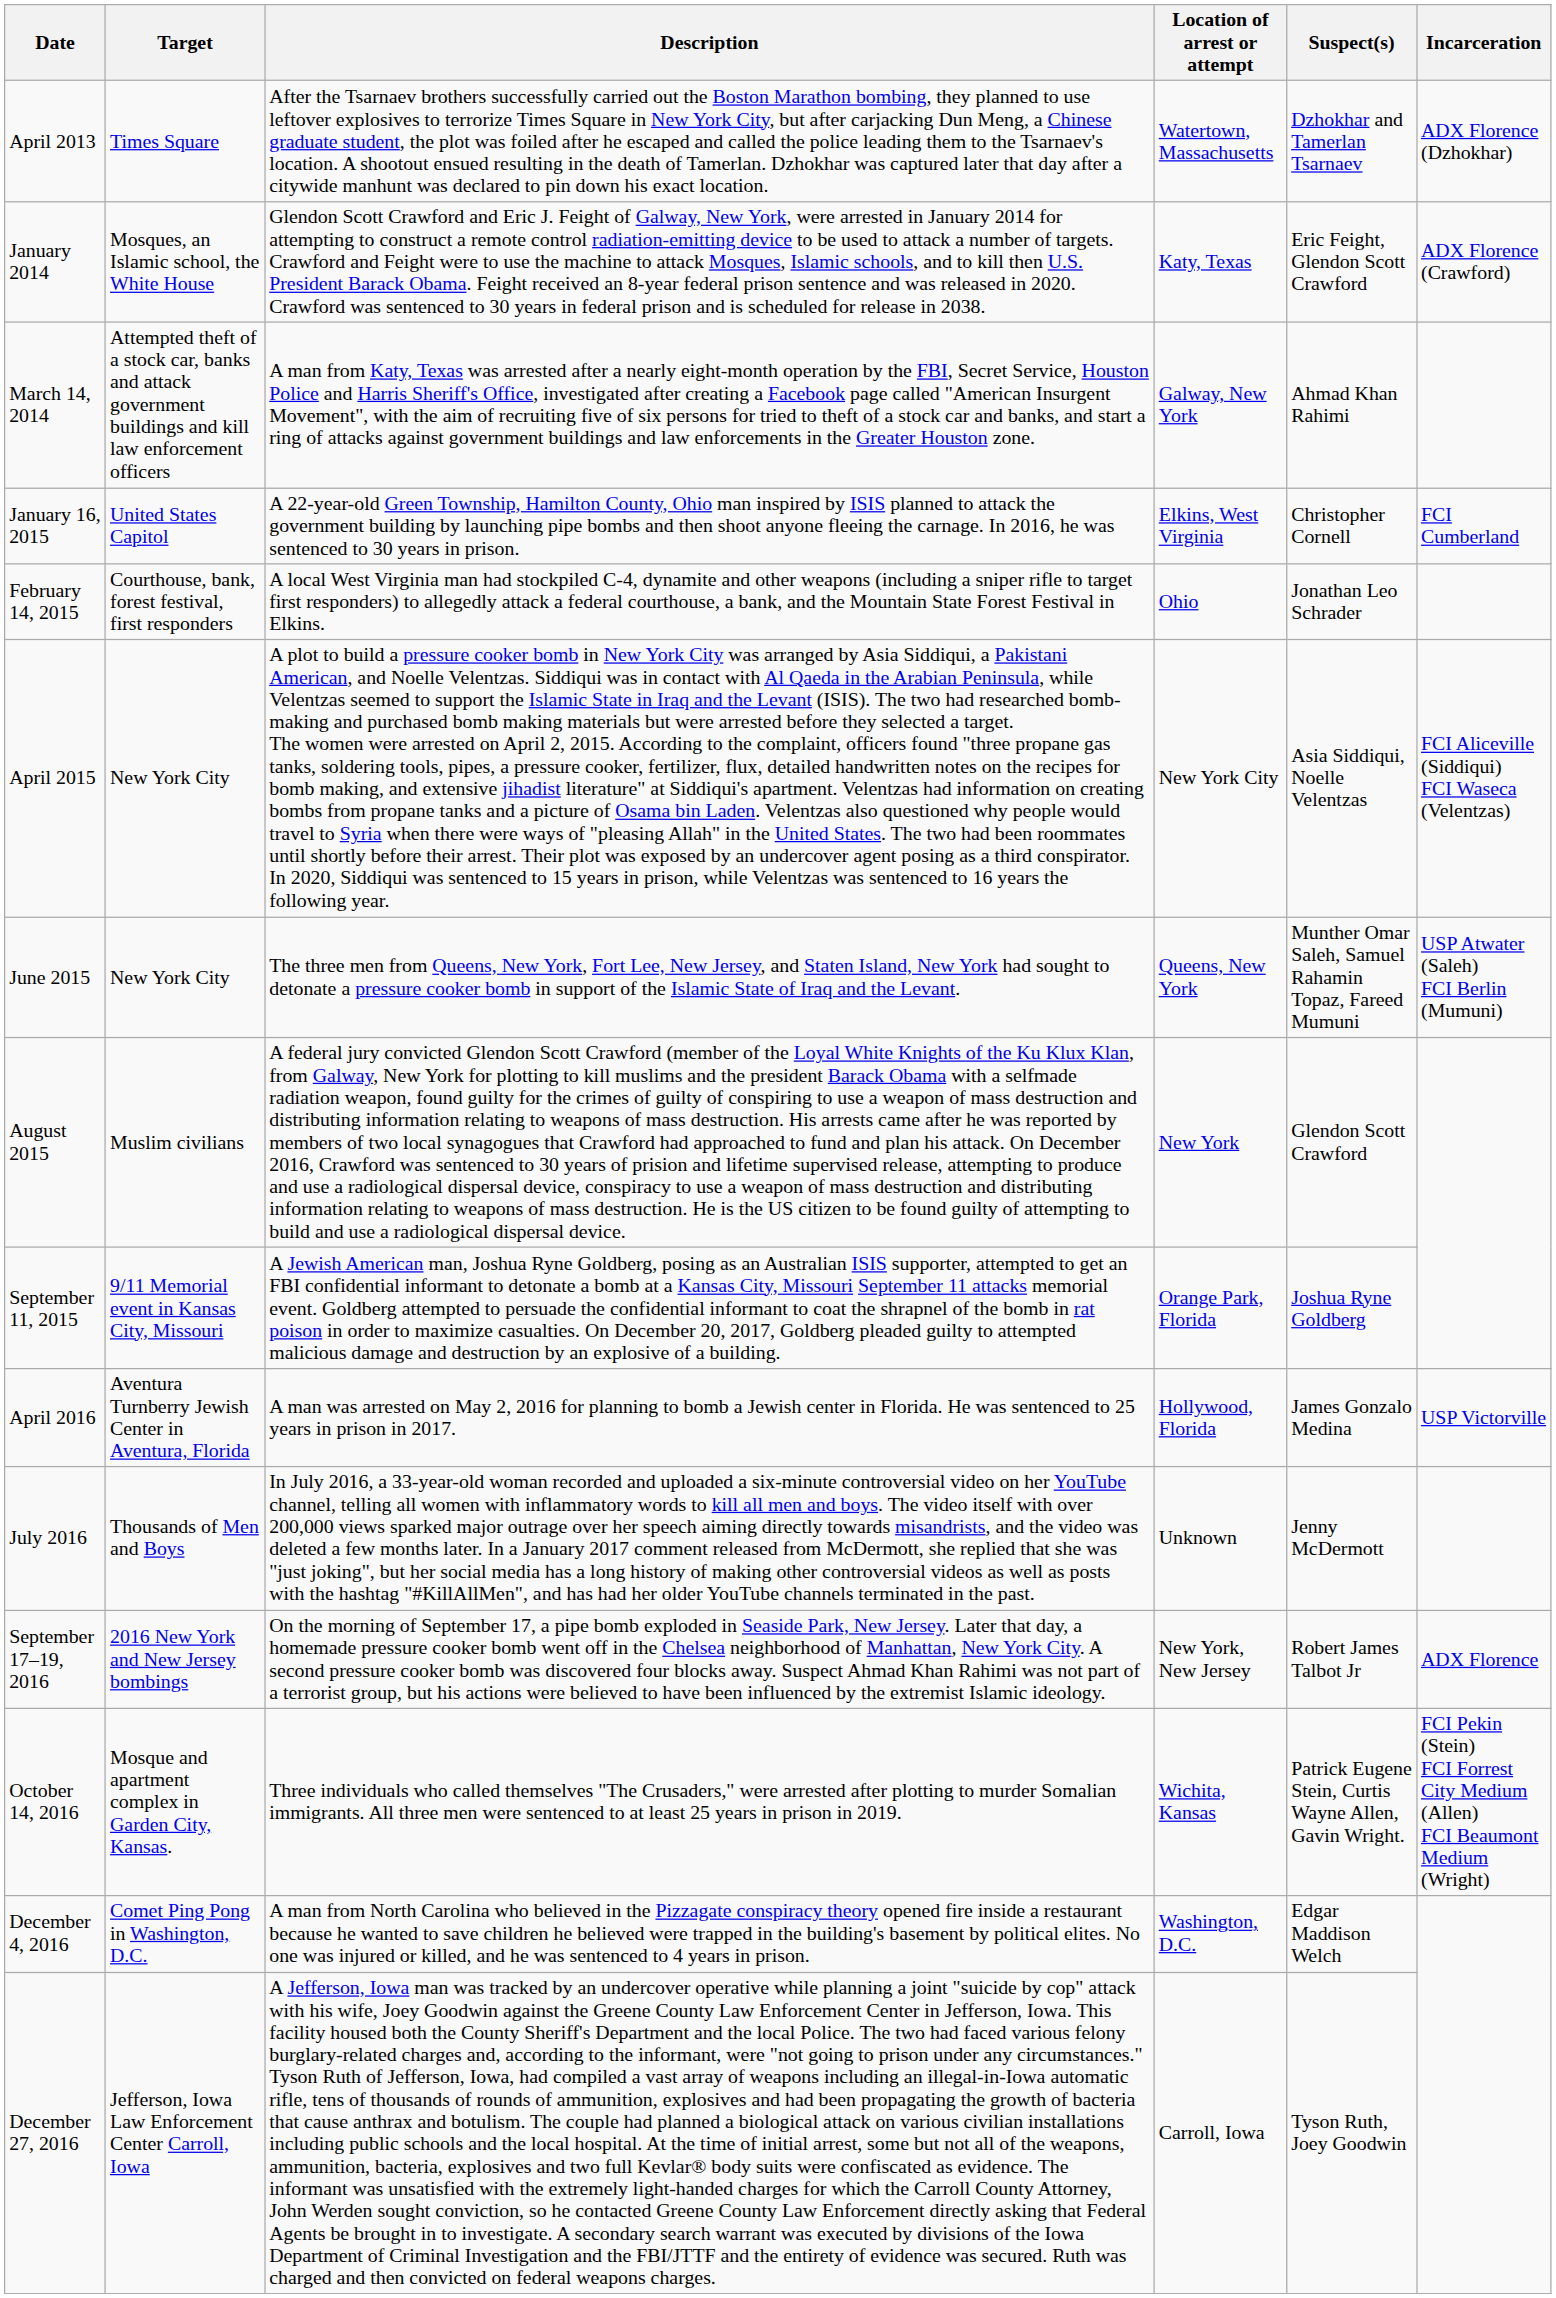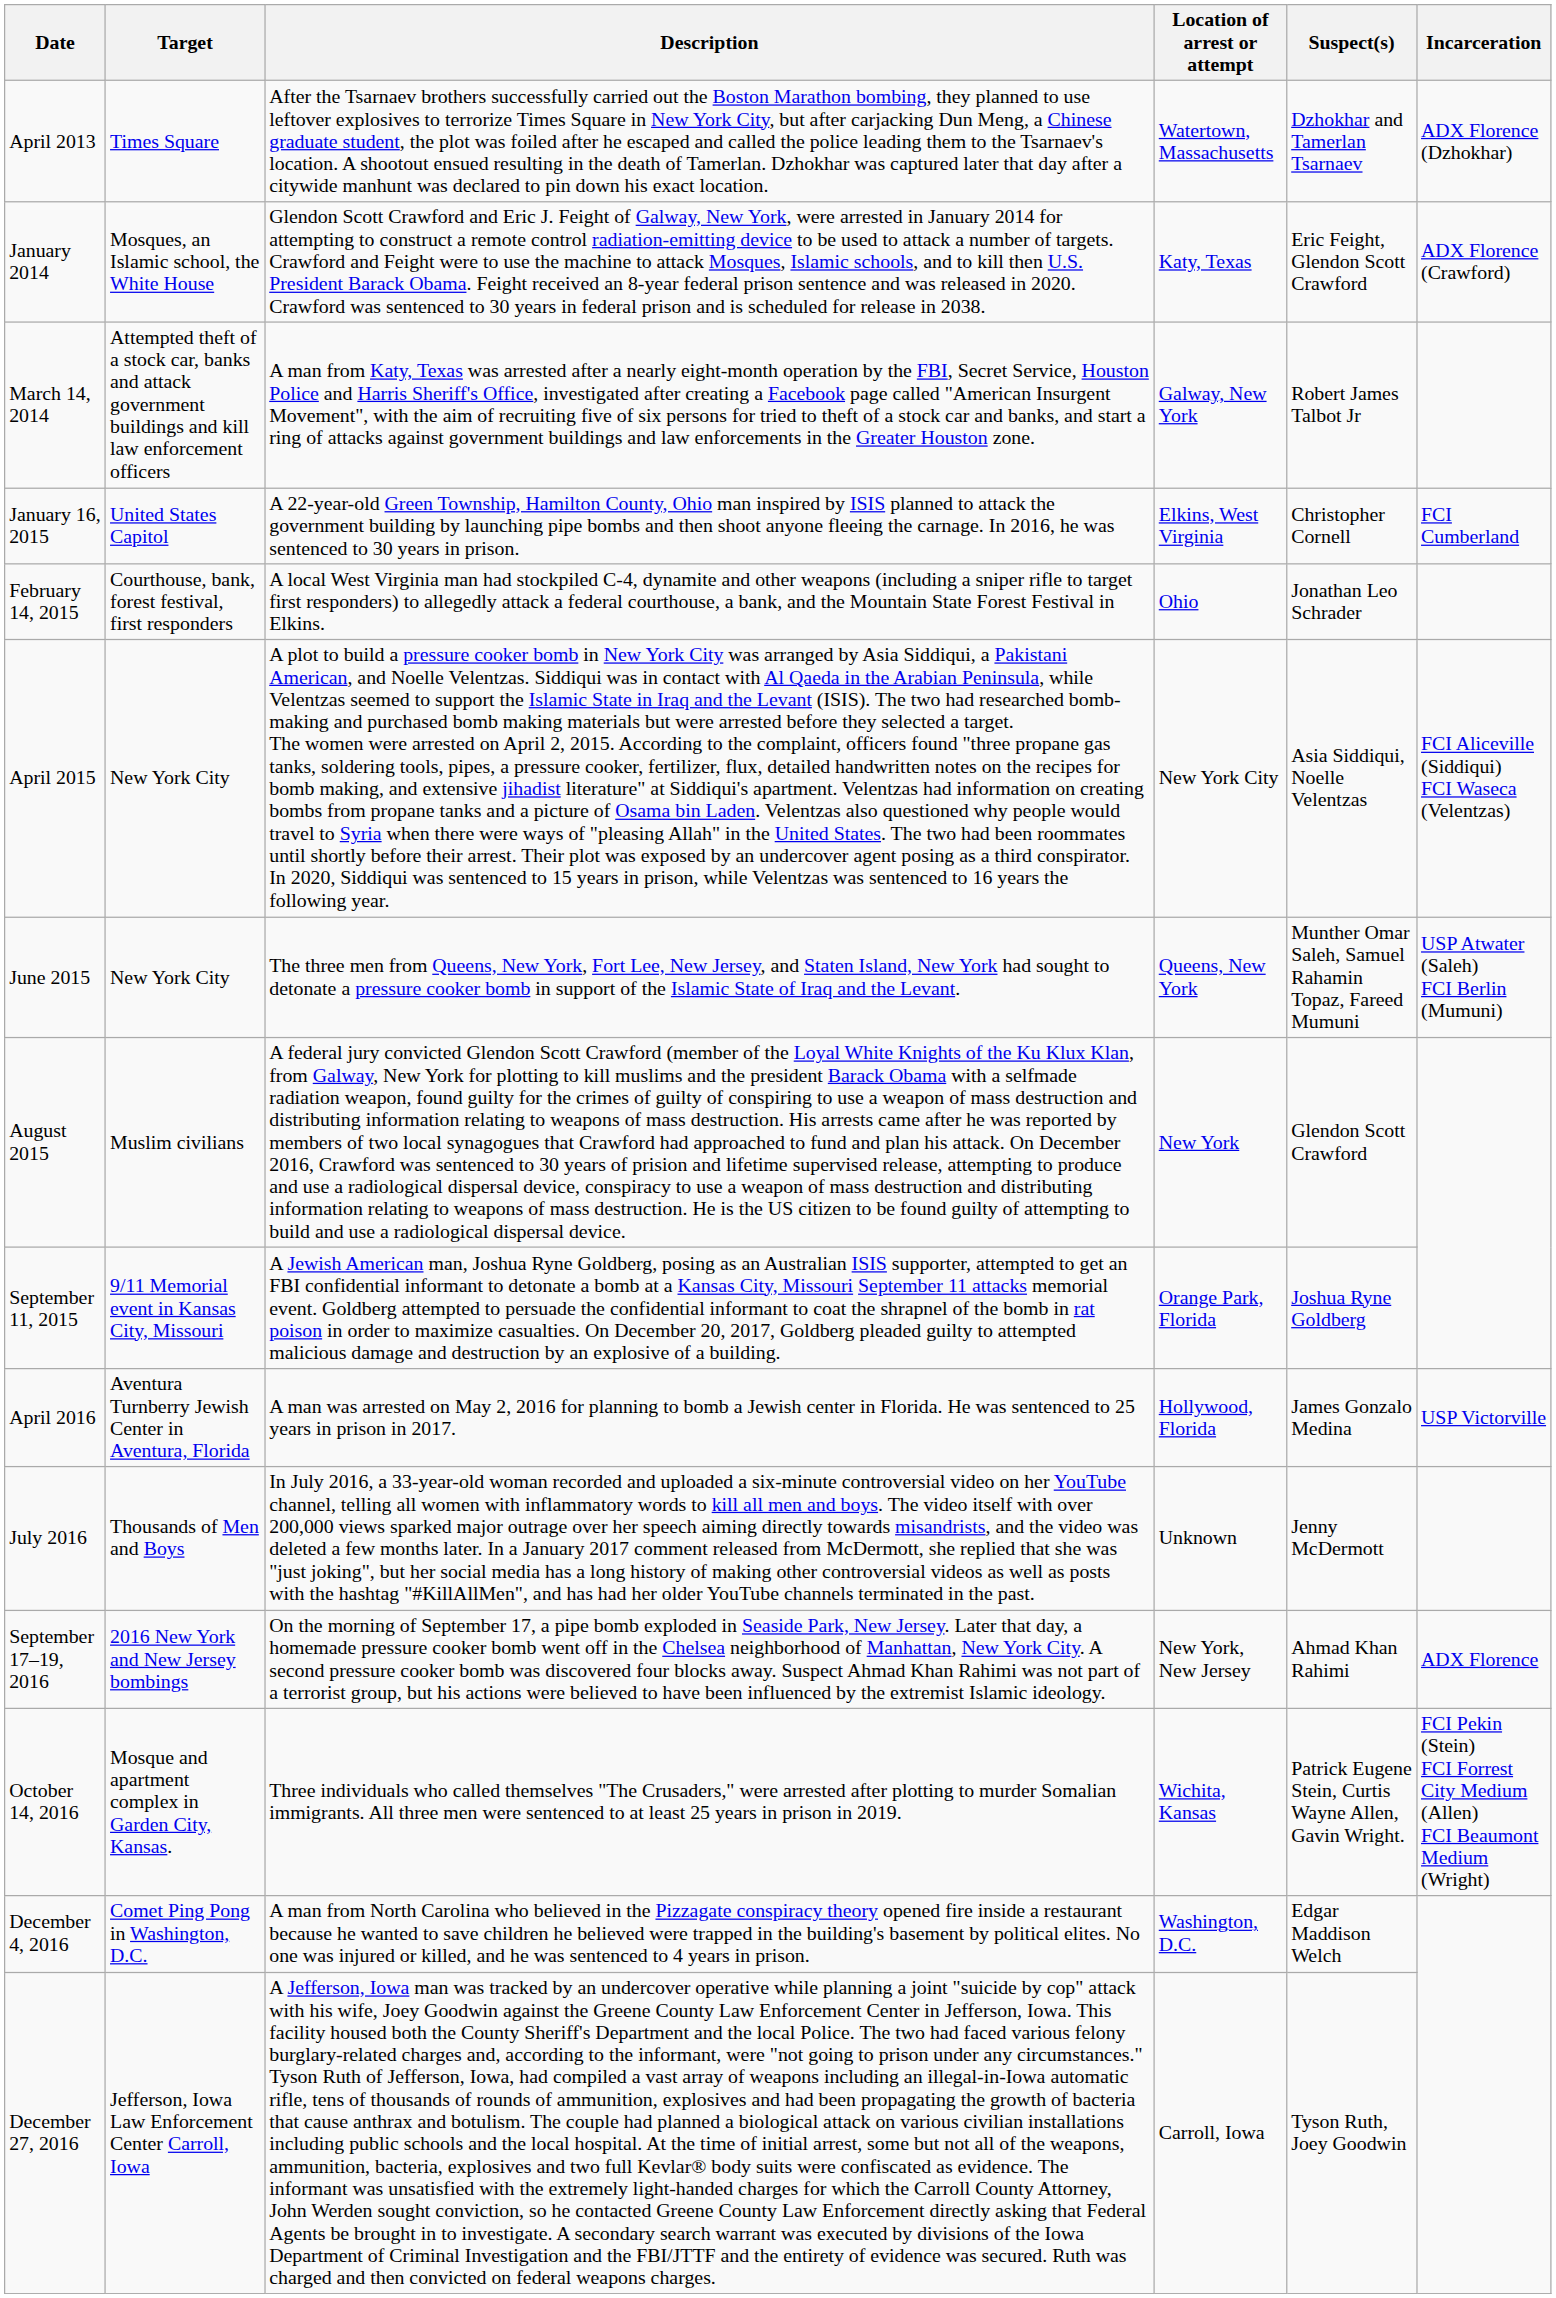(1344, 404) Ahmad Khan Rahimi -> (1345, 404) Robert James Talbot Jr
(1345, 1658) Robert James Talbot Jr -> (1344, 1658) Ahmad Khan Rahimi
